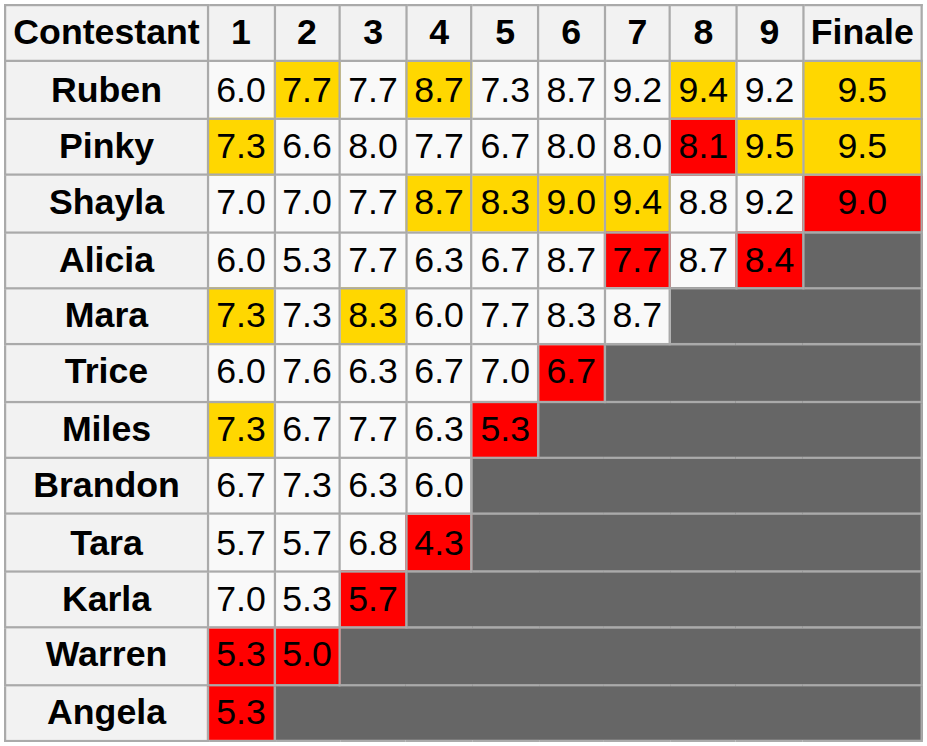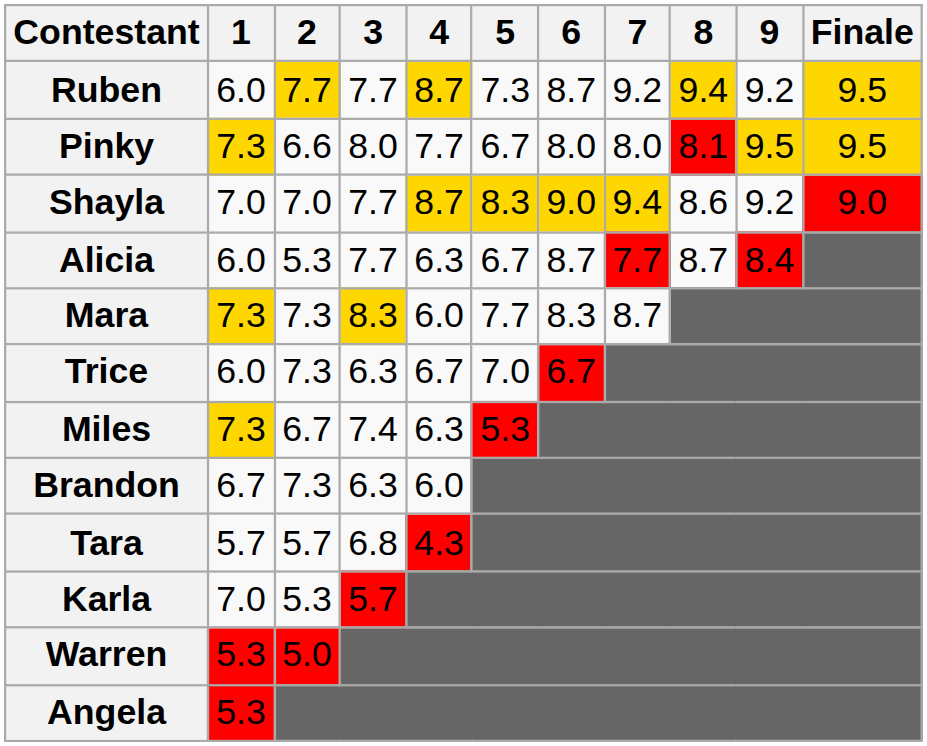(703, 202) 8.8 -> (703, 202) 8.6
(307, 372) 7.6 -> (307, 372) 7.3
(373, 428) 7.7 -> (373, 428) 7.4
